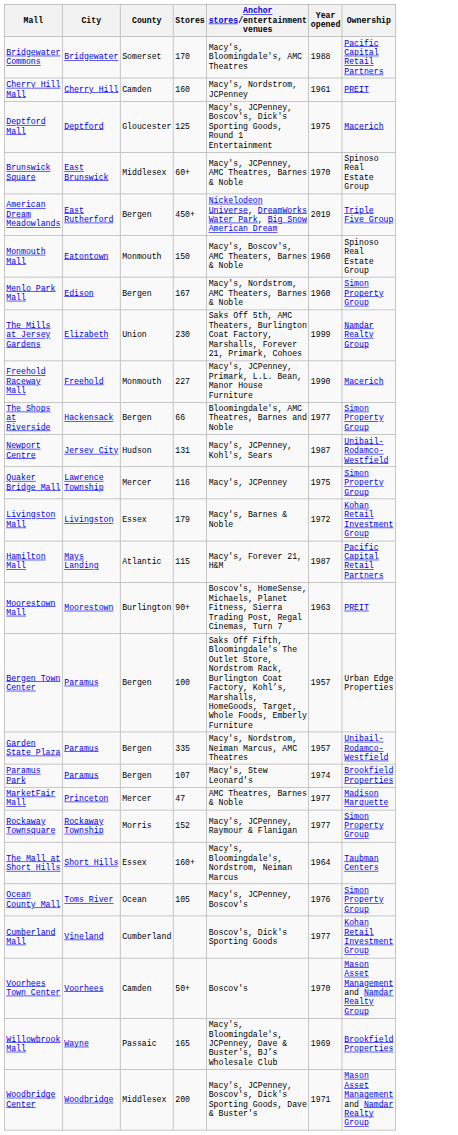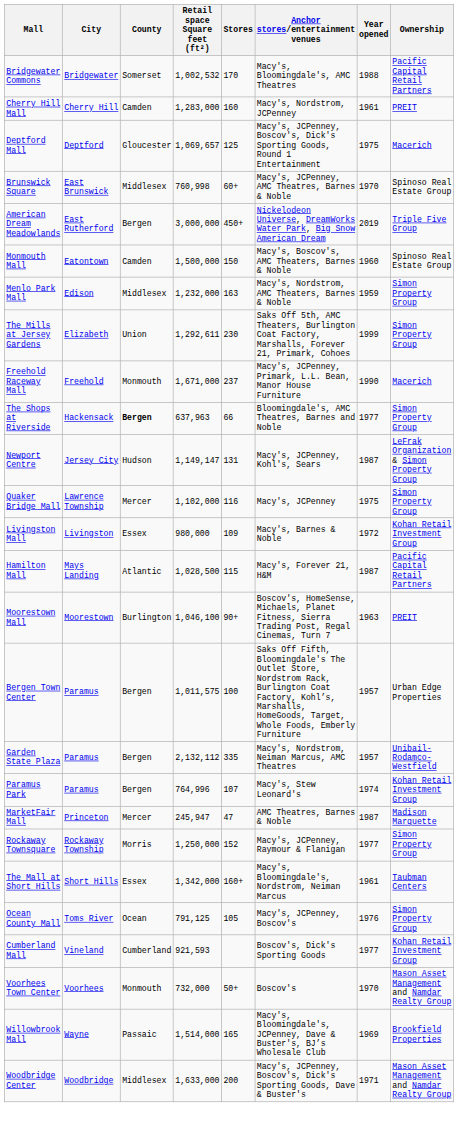+ column: (197, 30)
(142, 256) Monmouth -> (137, 261) Camden
(137, 293) Bergen -> (144, 293) Middlesex
(183, 293) 167 -> (231, 293) 163
(321, 293) 1960 -> (369, 293) 1959
(359, 335) Namdar Realty Group -> (412, 335) Simon Property Group
(183, 382) 227 -> (231, 382) 237
(137, 419) normal -> (137, 419) bold
(366, 451) Unibail-Rodamco-Westfield -> (422, 460) LeFrak Organization & Simon Property Group
(183, 520) 179 -> (231, 534) 109
(369, 776) Brookfield Properties -> (422, 790) Kohan Retail Investment Group
(321, 799) 1977 -> (369, 817) 1987
(321, 863) 1964 -> (369, 882) 1961
(137, 988) Camden -> (142, 988) Monmouth
